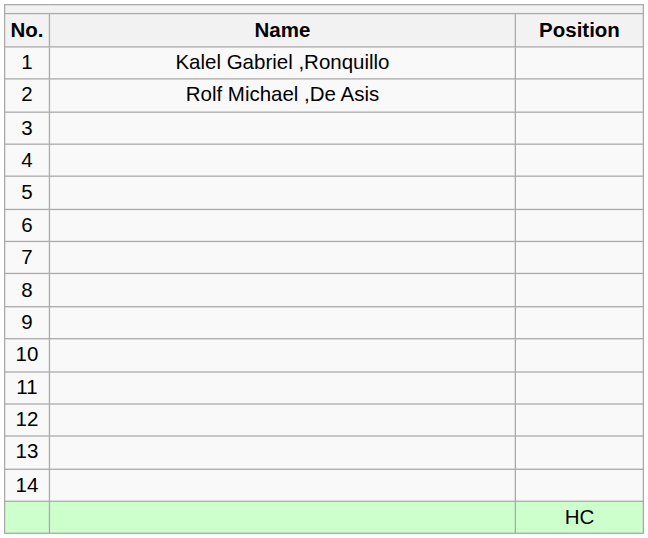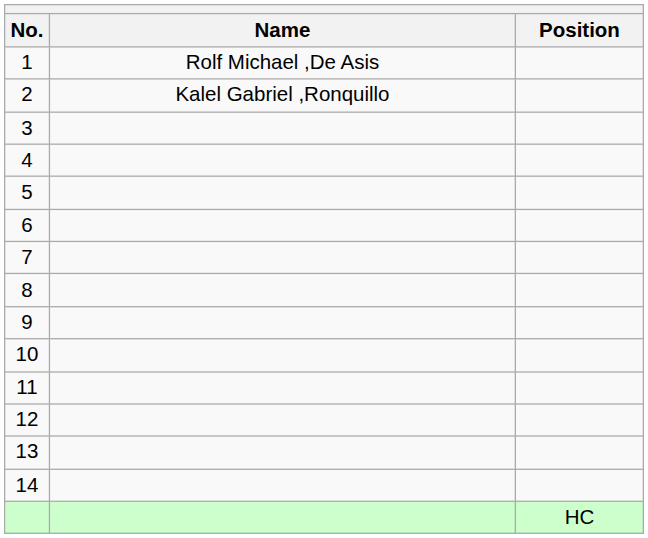(282, 62) Kalel Gabriel ,Ronquillo -> (282, 62) Rolf Michael ,De Asis
(282, 95) Rolf Michael ,De Asis -> (282, 95) Kalel Gabriel ,Ronquillo
